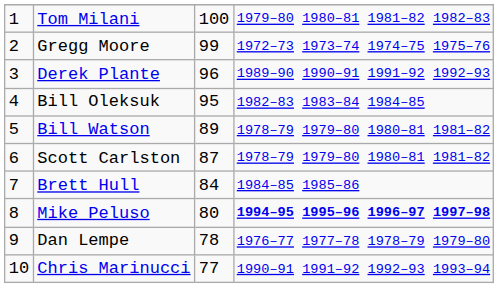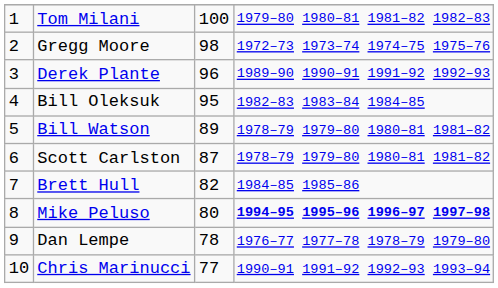(209, 46) 99 -> (209, 46) 98
(209, 185) 84 -> (209, 185) 82
